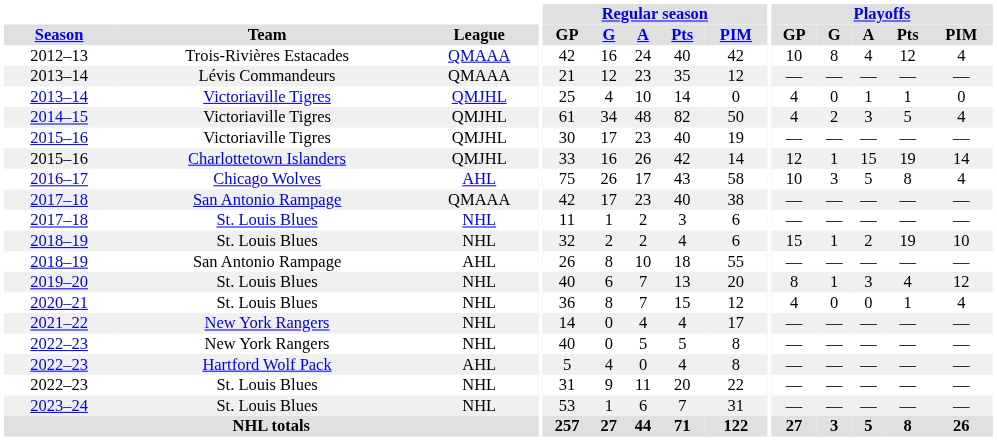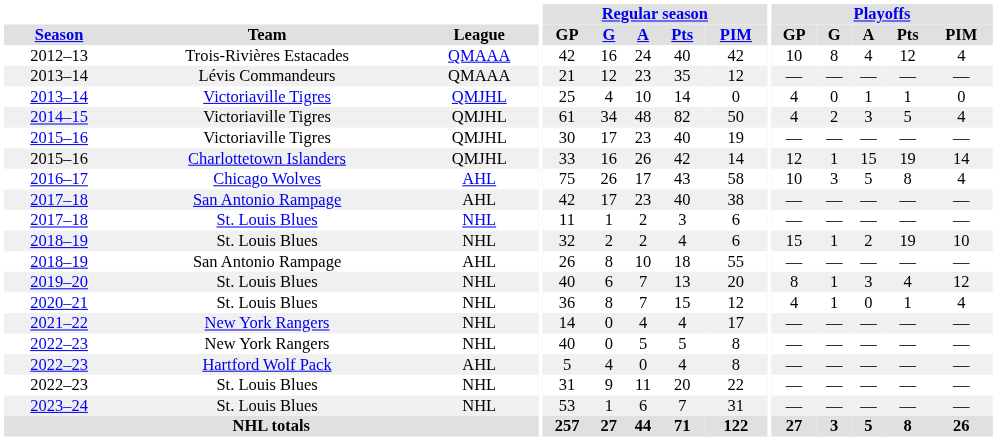(479, 199) QMAAA -> (479, 199) AHL
(834, 302) 0 -> (834, 302) 1
